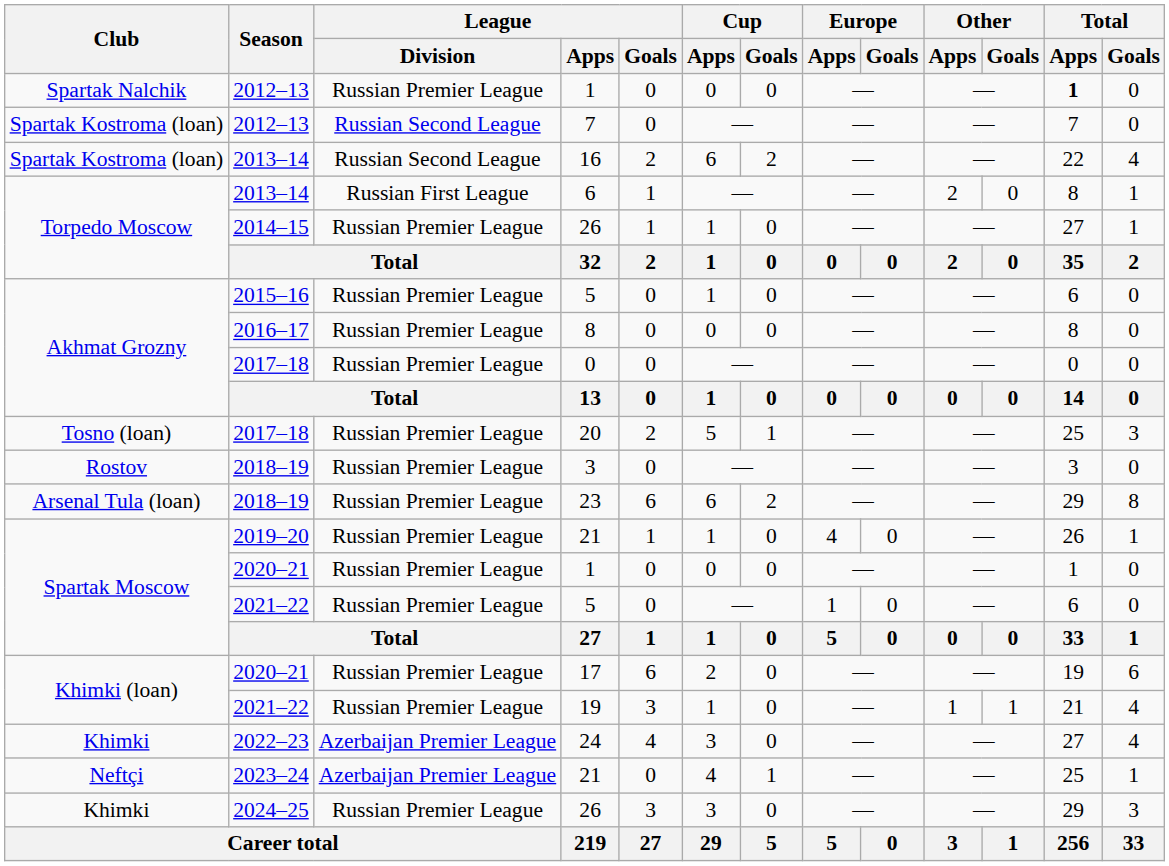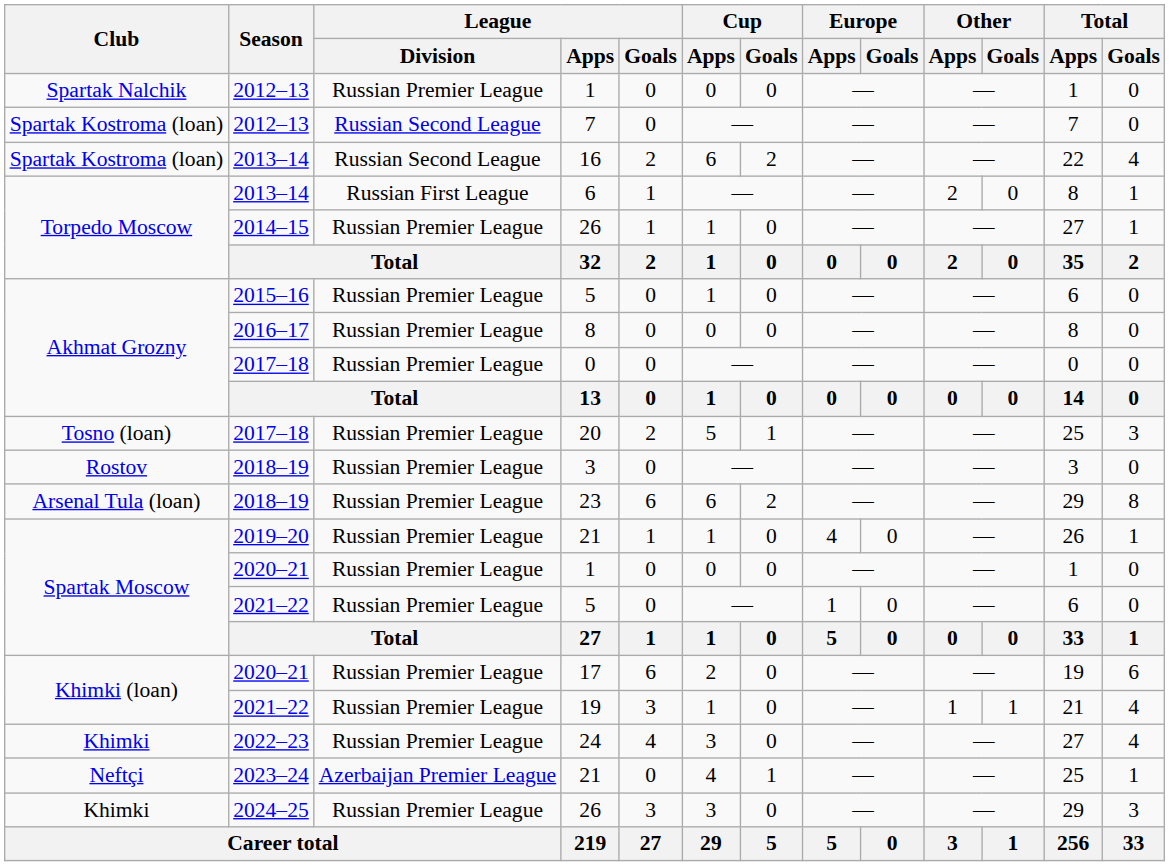(1073, 90) bold -> (1073, 90) normal
(437, 741) Azerbaijan Premier League -> (437, 741) Russian Premier League
